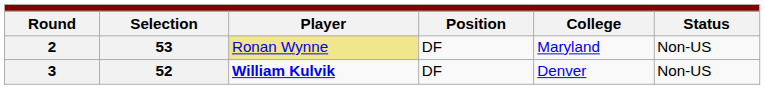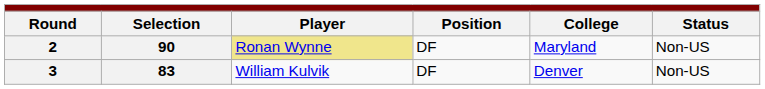(164, 47) 53 -> (167, 47) 90
(164, 71) 52 -> (167, 71) 83
(283, 71) bold -> (282, 71) normal
